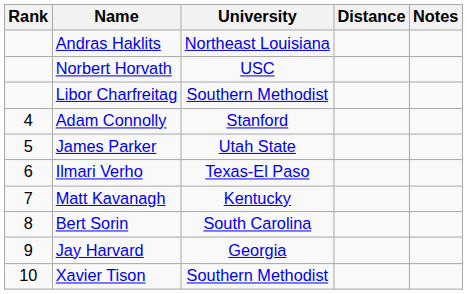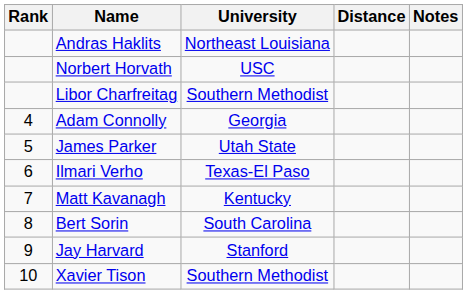(257, 120) Stanford -> (257, 120) Georgia
(257, 250) Georgia -> (257, 250) Stanford
